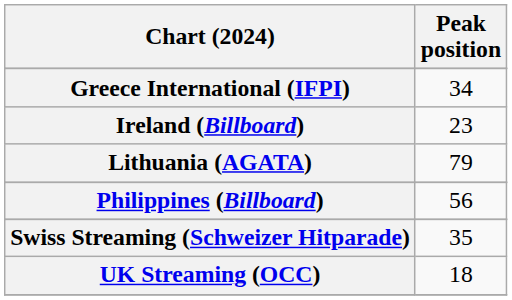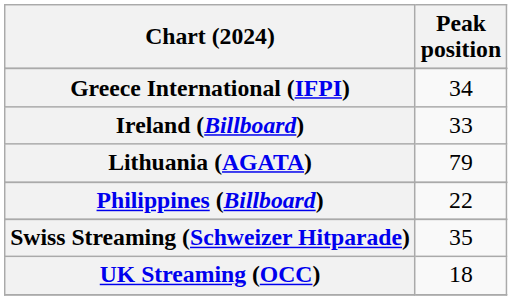(461, 125) 23 -> (461, 125) 33
(461, 200) 56 -> (461, 200) 22
